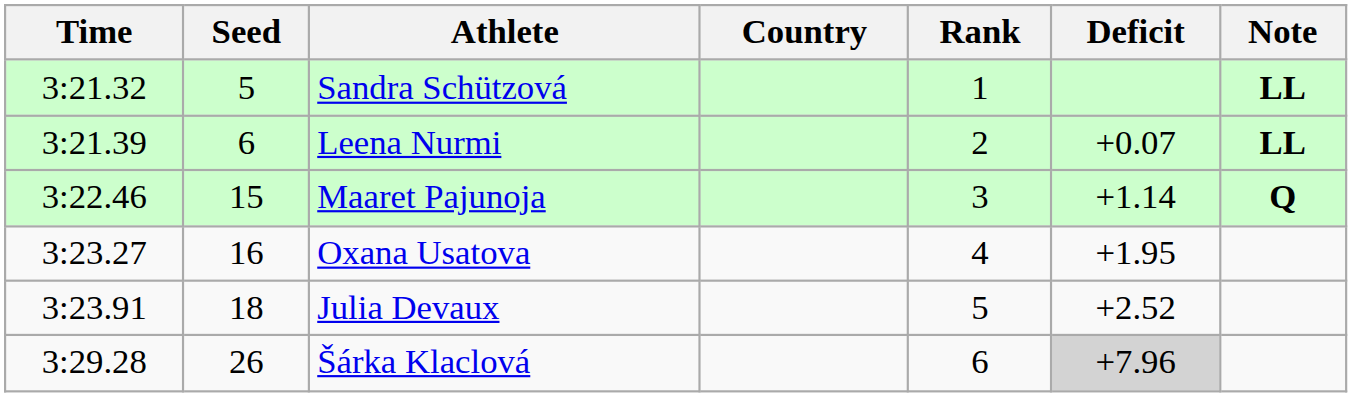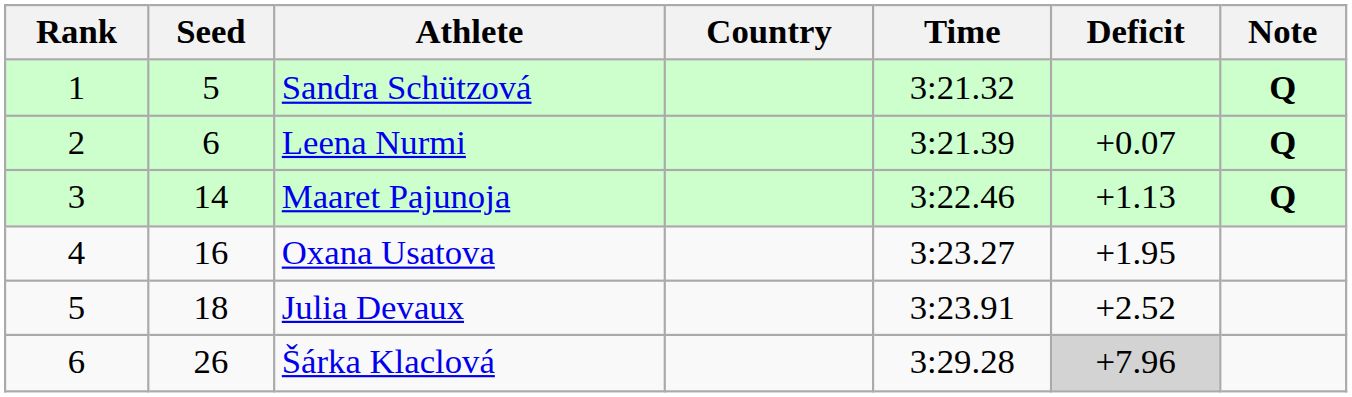columns swapped: (980, 32) <-> (94, 32)
(1283, 87) LL -> (1283, 87) Q
(1283, 142) LL -> (1283, 142) Q
(246, 197) 15 -> (211, 197) 14
(1136, 197) +1.14 -> (1136, 197) +1.13
